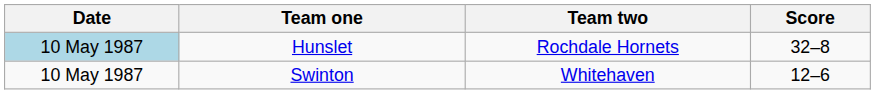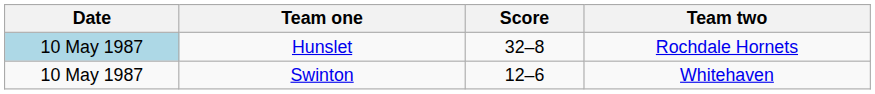columns swapped: (810, 18) <-> (608, 18)
